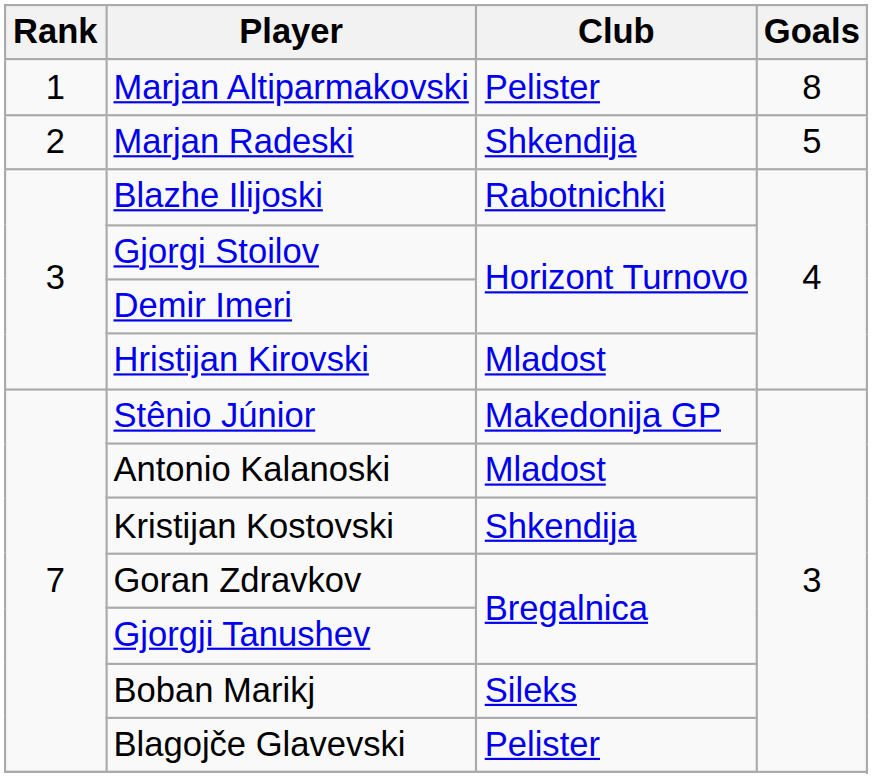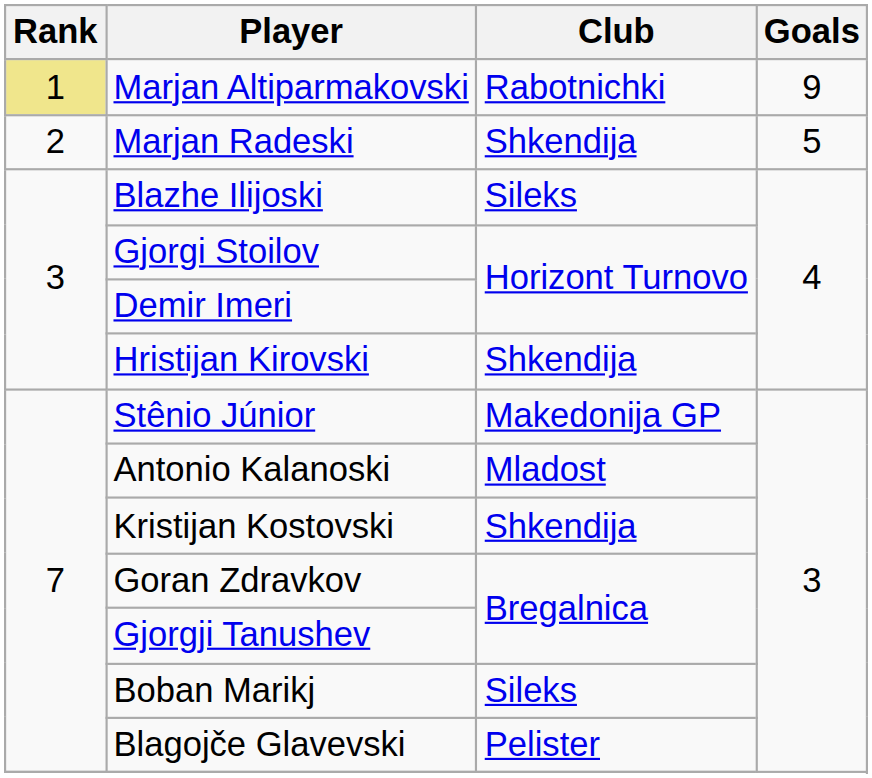(55, 86) no background -> (55, 86) khaki background
(542, 86) Pelister -> (575, 86) Rabotnichki
(812, 86) 8 -> (812, 86) 9
(575, 196) Rabotnichki -> (531, 196) Sileks
(545, 360) Mladost -> (561, 360) Shkendija
